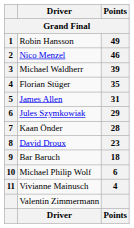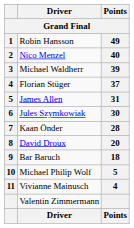(115, 55) 46 -> (115, 55) 40
(115, 84) 35 -> (115, 84) 37
(115, 113) 29 -> (115, 113) 30
(115, 142) 23 -> (115, 142) 20
(115, 171) 6 -> (115, 171) 5
